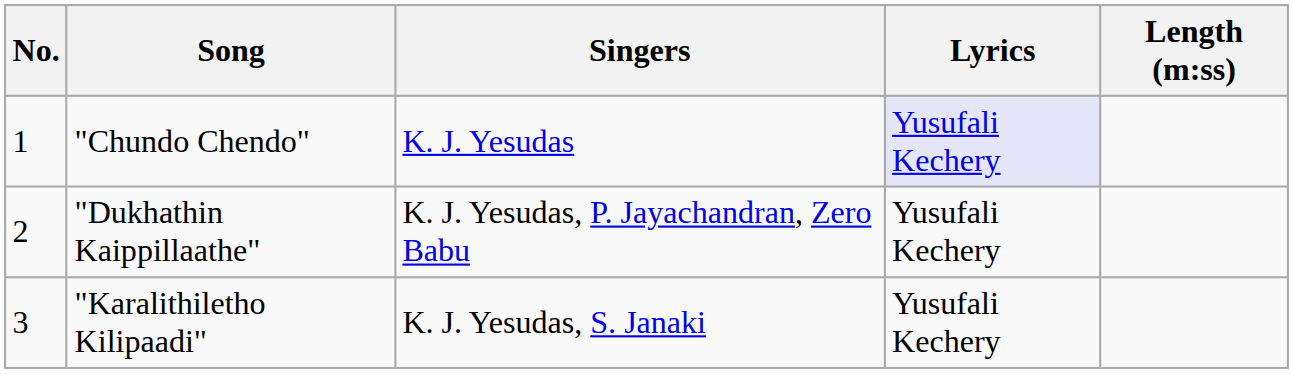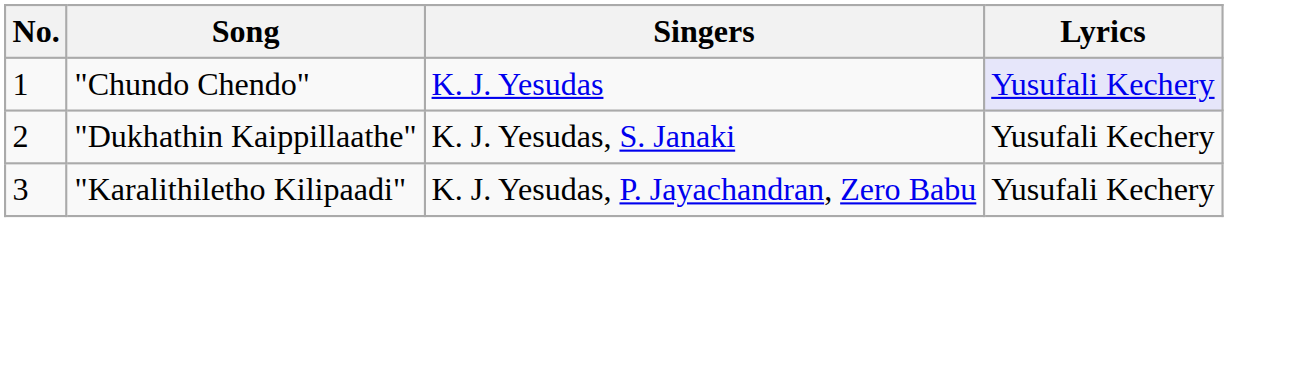- column: (1194, 50)
(637, 231) K. J. Yesudas, P. Jayachandran, Zero Babu -> (583, 136) K. J. Yesudas, S. Janaki
(554, 322) K. J. Yesudas, S. Janaki -> (704, 189) K. J. Yesudas, P. Jayachandran, Zero Babu
